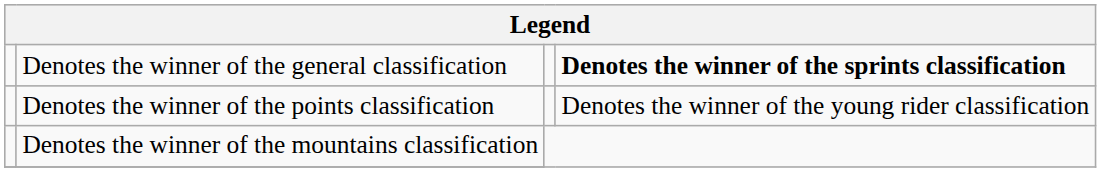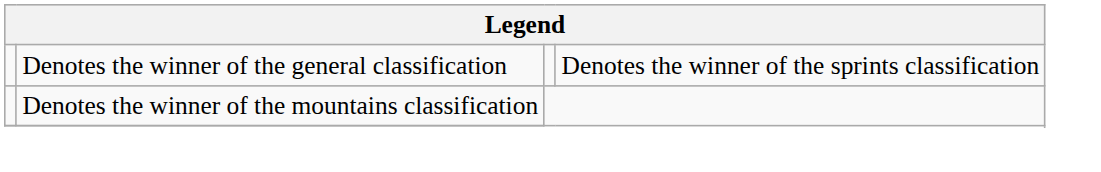(814, 65) bold -> (800, 65) normal
- row: (258, 105)
